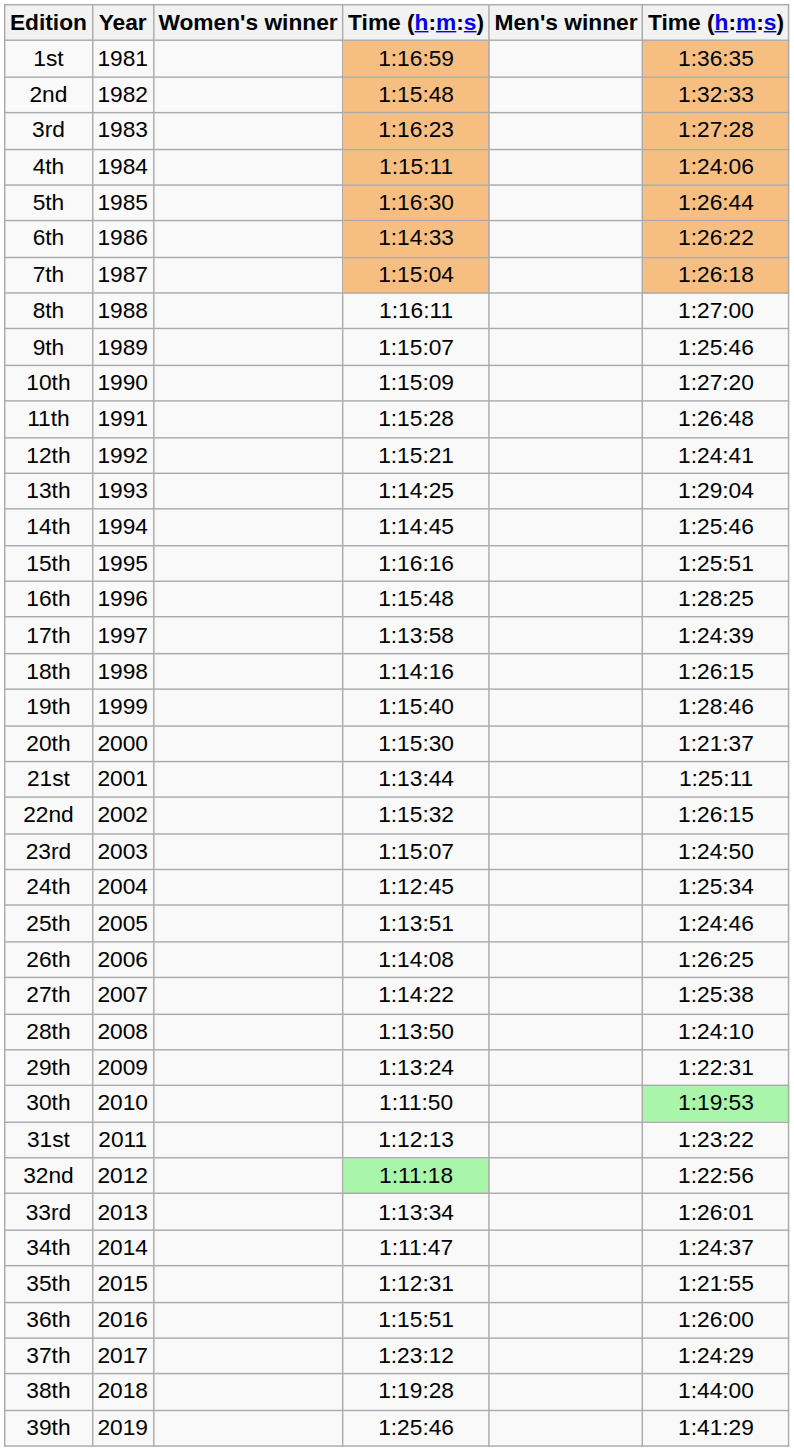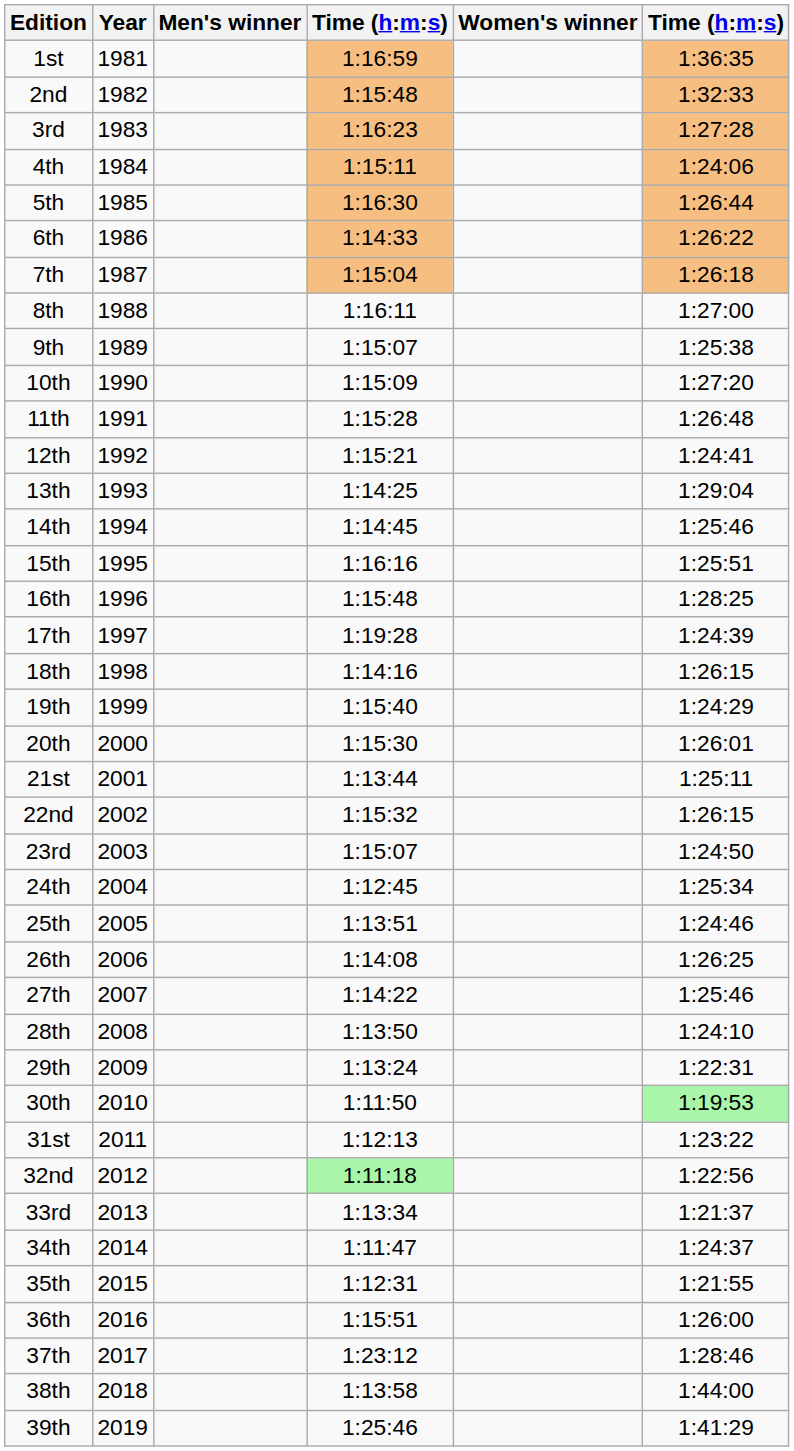columns swapped: (566, 22) <-> (248, 22)
(716, 346) 1:25:46 -> (716, 346) 1:25:38
(416, 635) 1:13:58 -> (380, 635) 1:19:28
(716, 707) 1:28:46 -> (716, 707) 1:24:29
(716, 743) 1:21:37 -> (716, 743) 1:26:01
(716, 995) 1:25:38 -> (716, 995) 1:25:46
(716, 1211) 1:26:01 -> (716, 1211) 1:21:37
(716, 1355) 1:24:29 -> (716, 1355) 1:28:46
(416, 1391) 1:19:28 -> (380, 1391) 1:13:58
